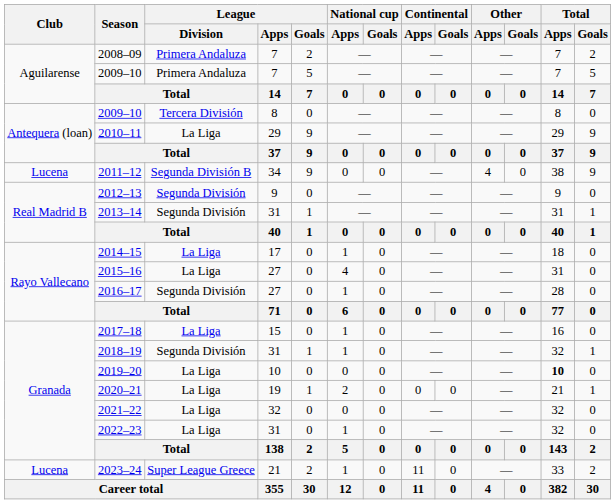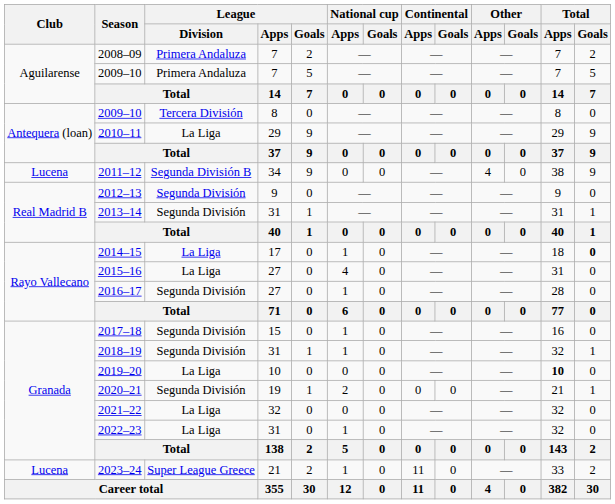(593, 251) normal -> (593, 251) bold
(201, 331) La Liga -> (201, 331) Segunda División
(201, 390) La Liga -> (201, 390) Segunda División
